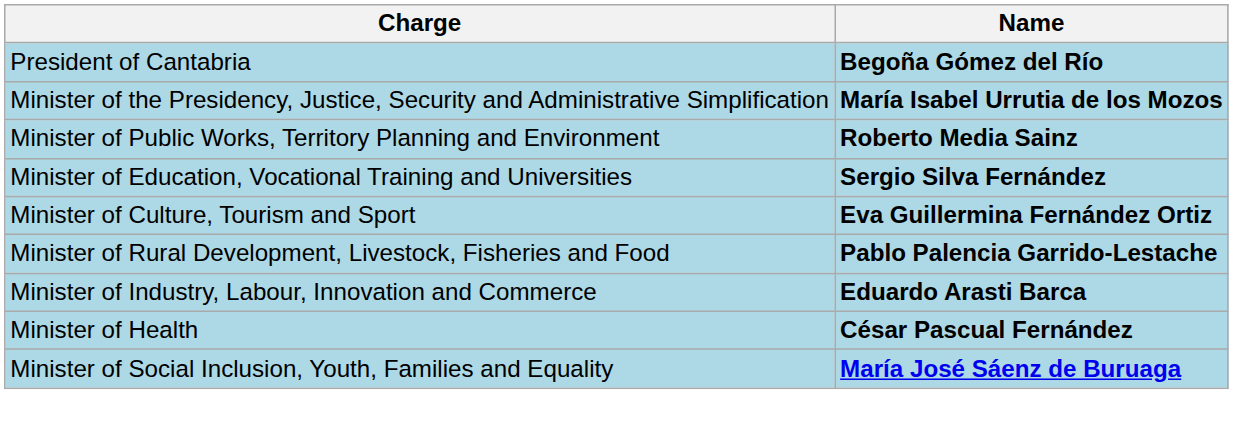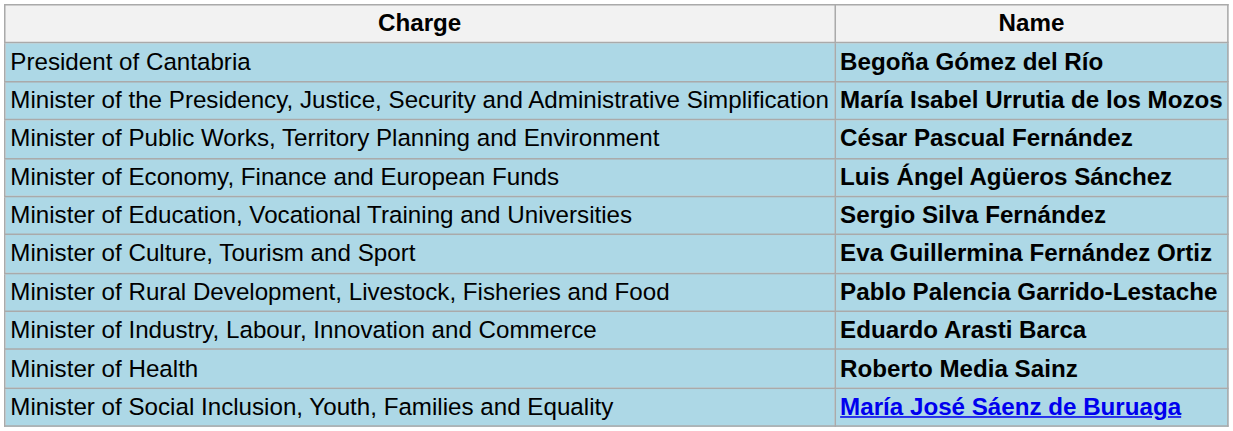(959, 138) Roberto Media Sainz -> (986, 138) César Pascual Fernández
+ row: (285, 176)
(986, 330) César Pascual Fernández -> (959, 368) Roberto Media Sainz
